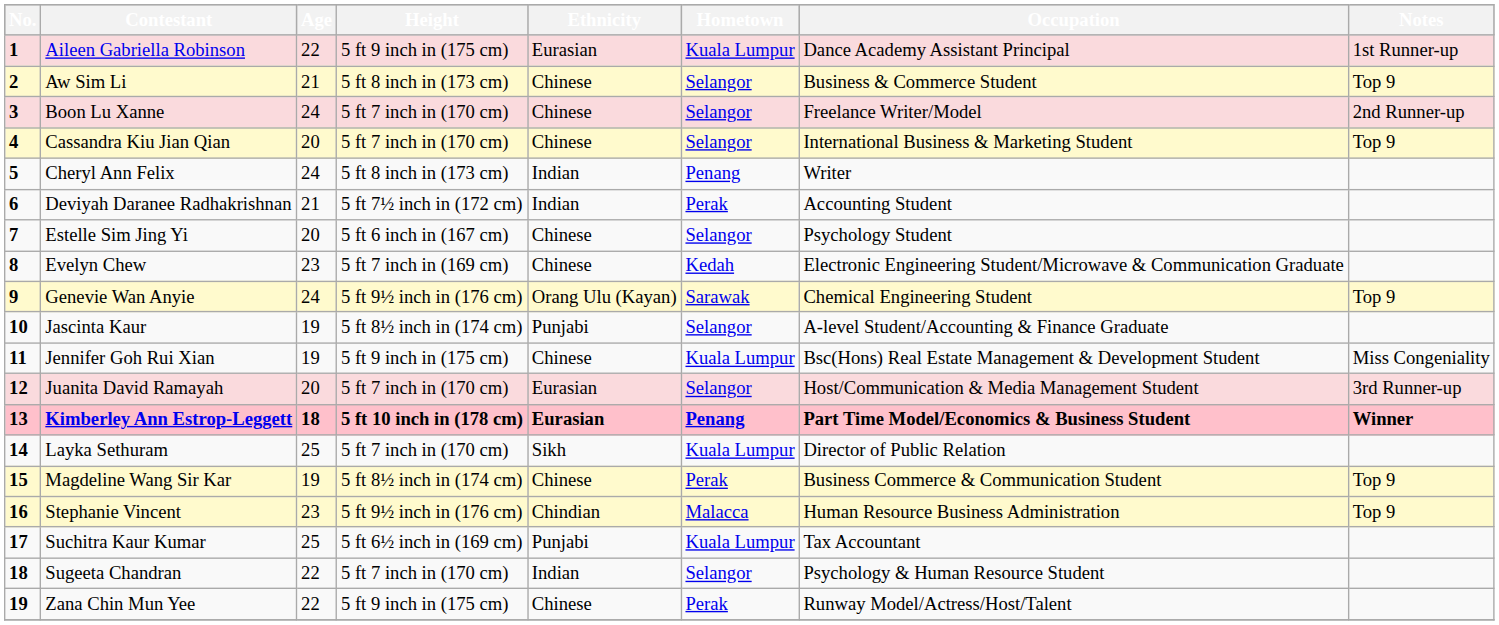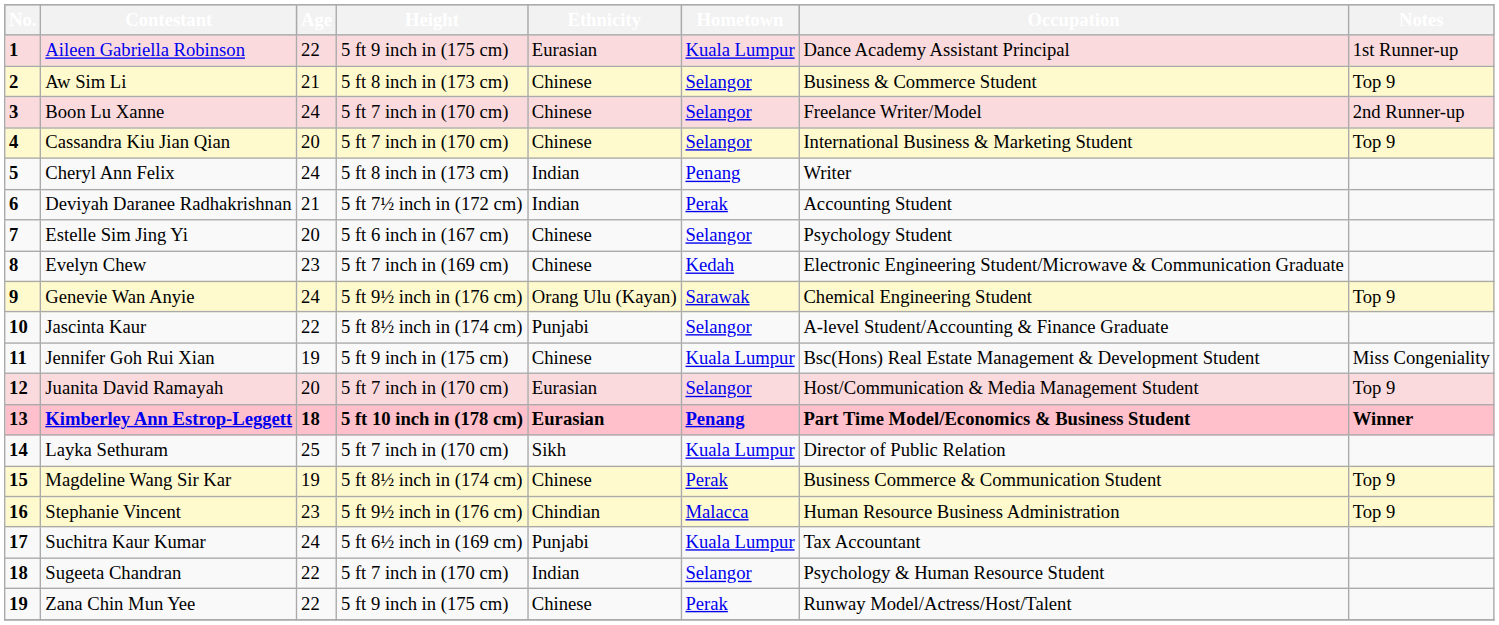(310, 326) 19 -> (310, 326) 22
(1407, 388) 3rd Runner-up -> (1374, 388) Top 9
(310, 542) 25 -> (310, 542) 24
